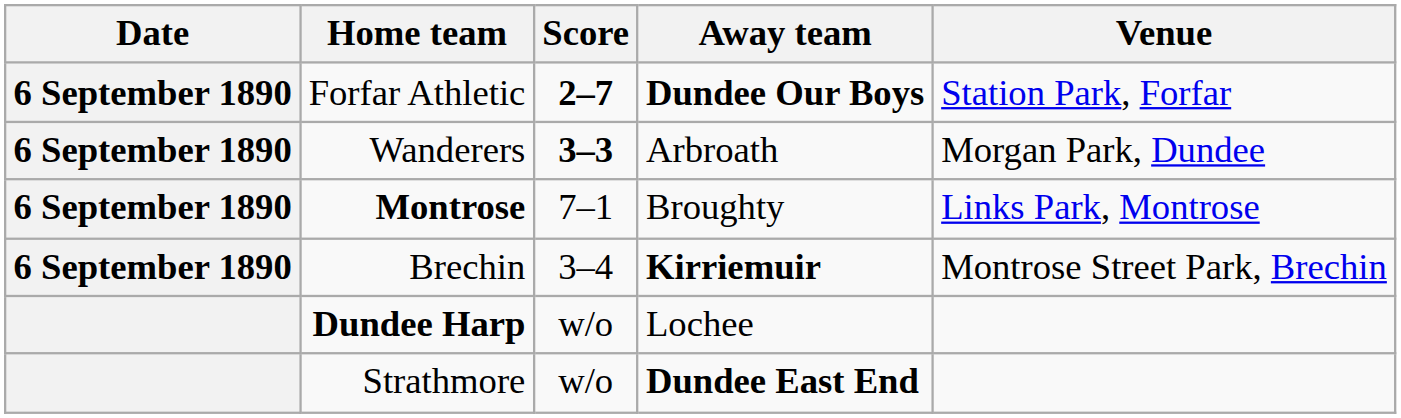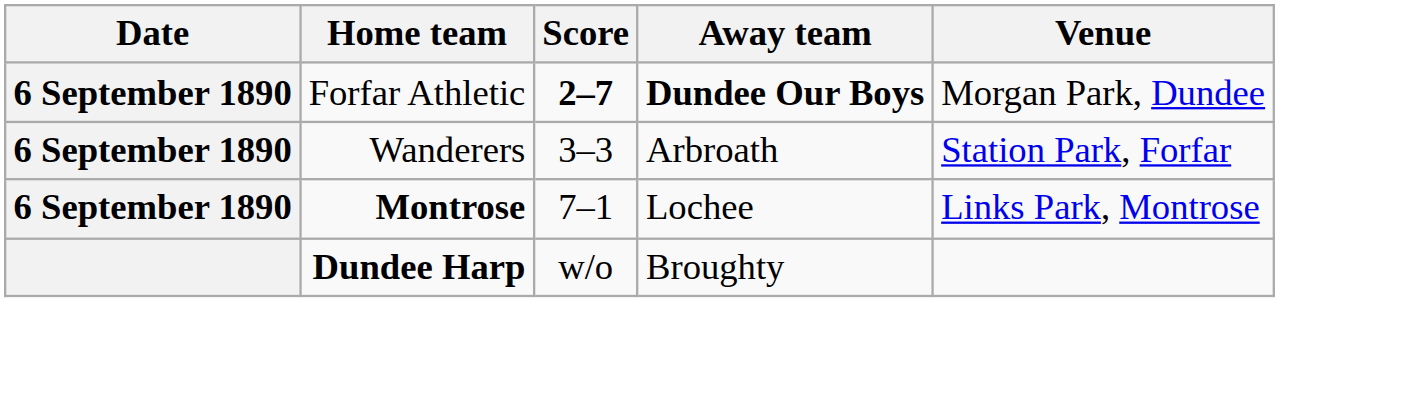(1086, 91) Station Park, Forfar -> (1103, 91) Morgan Park, Dundee
(586, 149) bold -> (586, 149) normal
(1103, 149) Morgan Park, Dundee -> (1086, 149) Station Park, Forfar
(715, 207) Broughty -> (700, 207) Lochee
- row: (467, 265)
(700, 324) Lochee -> (715, 265) Broughty
- row: (444, 382)
